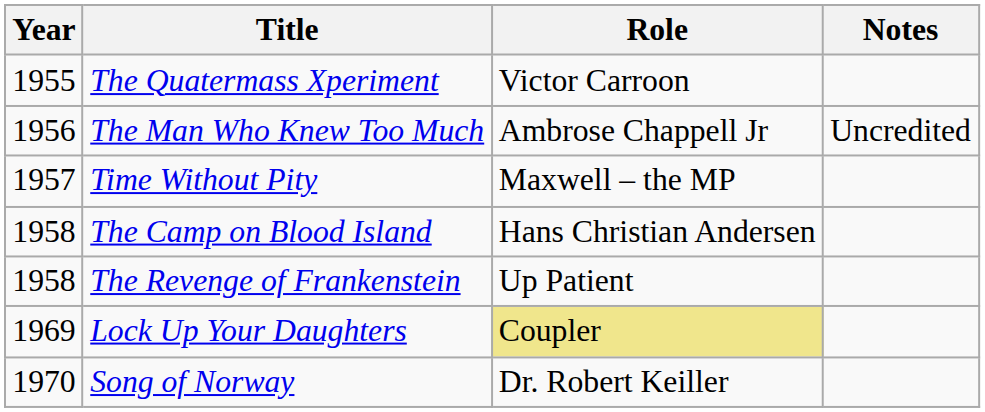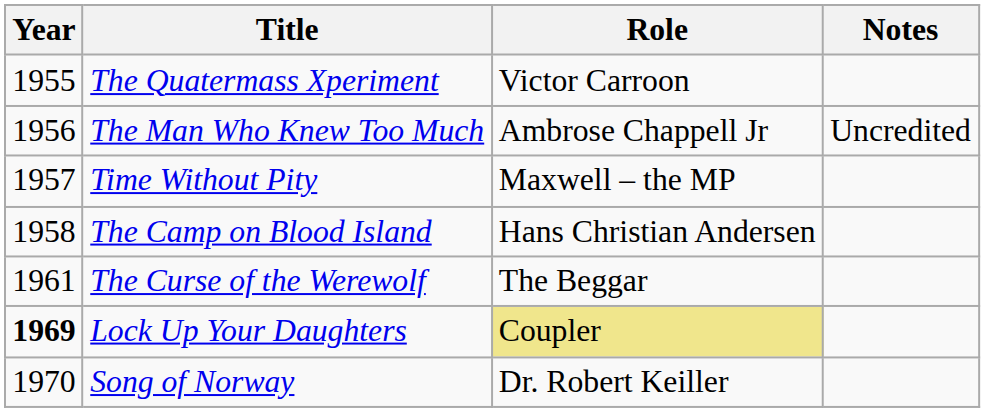- row: (275, 280)
+ row: (258, 280)
(44, 331) normal -> (44, 331) bold
